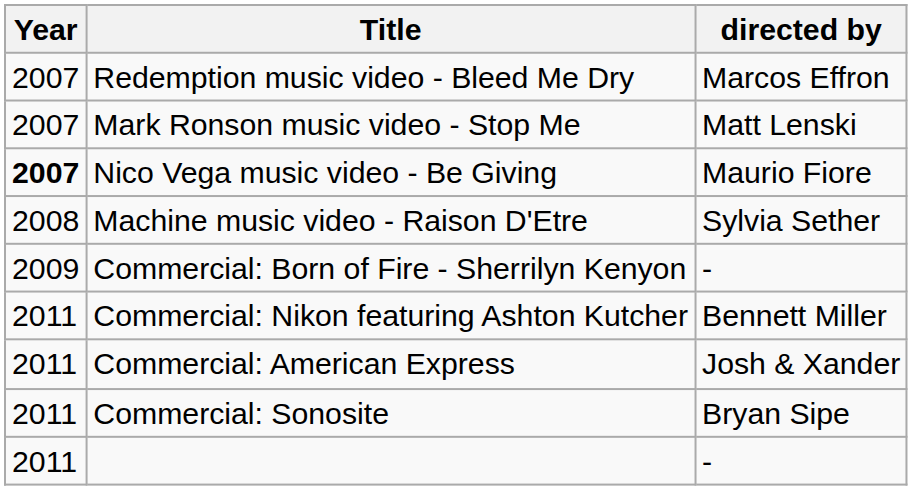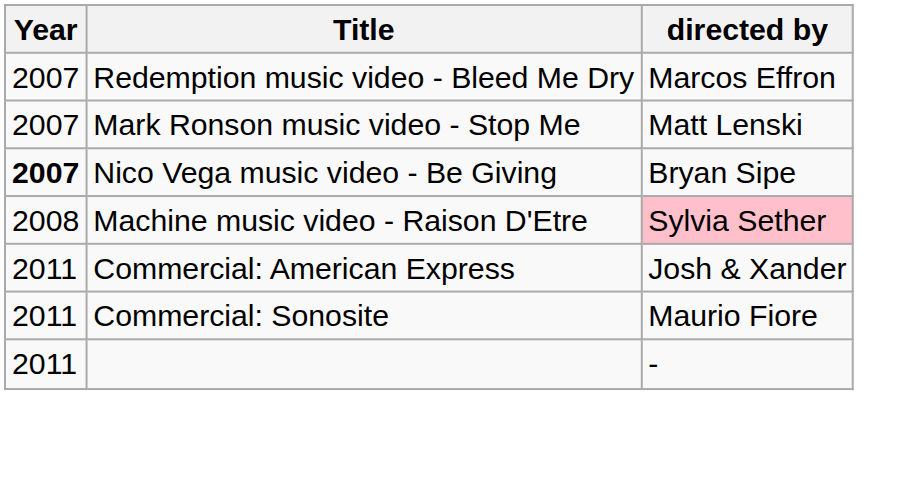(787, 173) Maurio Fiore -> (722, 173) Bryan Sipe
(791, 221) no background -> (737, 221) pink background
- row: (390, 269)
- row: (391, 316)
(776, 412) Bryan Sipe -> (733, 316) Maurio Fiore
